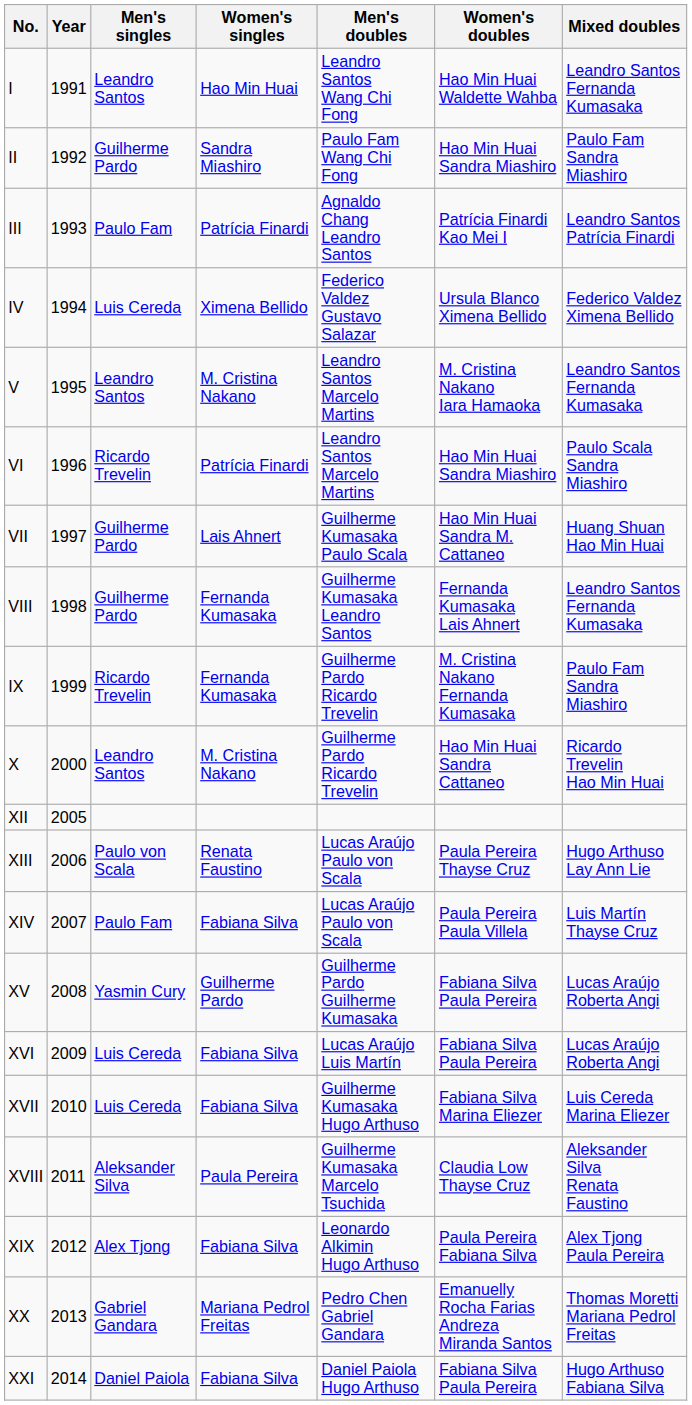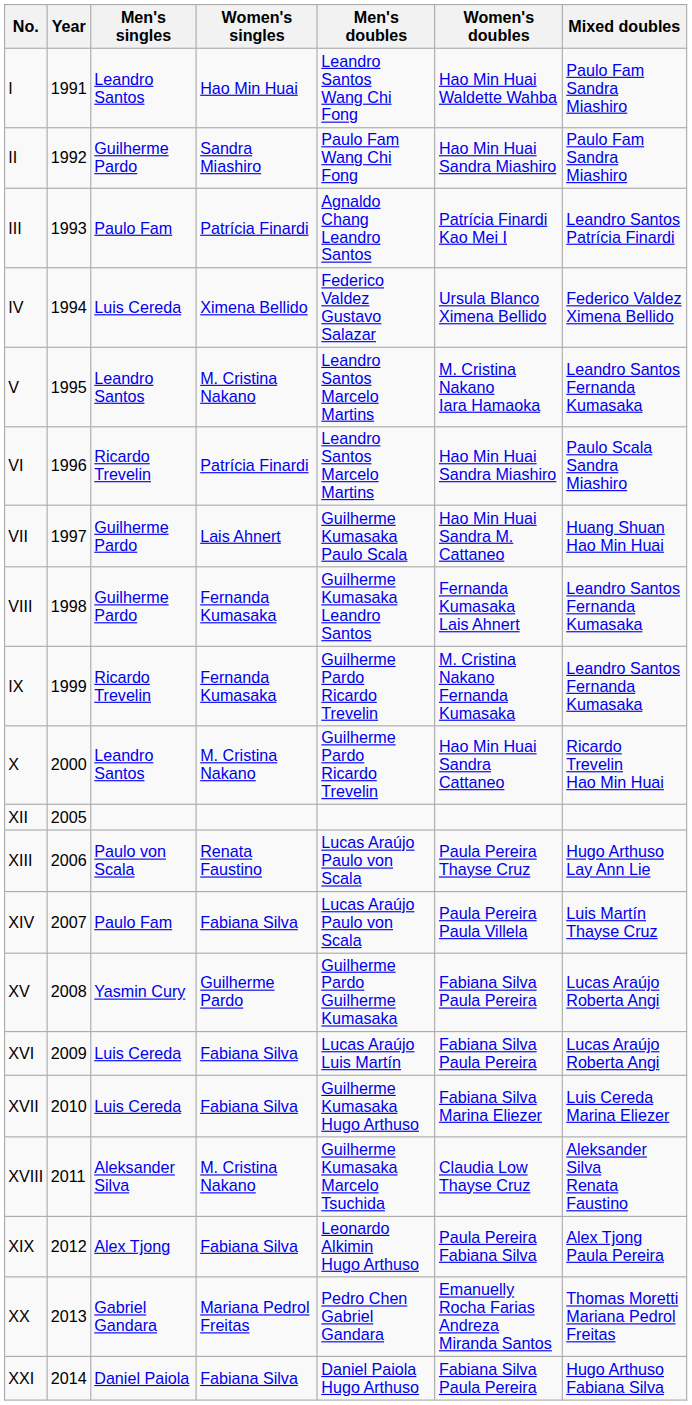(623, 88) Leandro Santos Fernanda Kumasaka -> (605, 88) Paulo Fam Sandra Miashiro
(605, 686) Paulo Fam Sandra Miashiro -> (623, 686) Leandro Santos Fernanda Kumasaka
(249, 1177) Paula Pereira -> (239, 1177) M. Cristina Nakano
